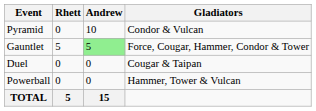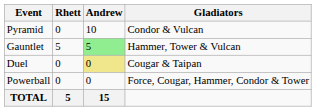(218, 47) Force, Cougar, Hammer, Condor & Tower -> (184, 47) Hammer, Tower & Vulcan
(88, 64) no background -> (88, 64) khaki background
(184, 81) Hammer, Tower & Vulcan -> (218, 81) Force, Cougar, Hammer, Condor & Tower
